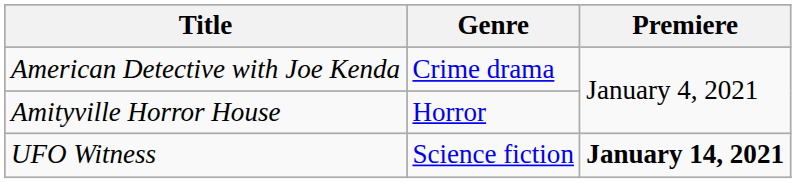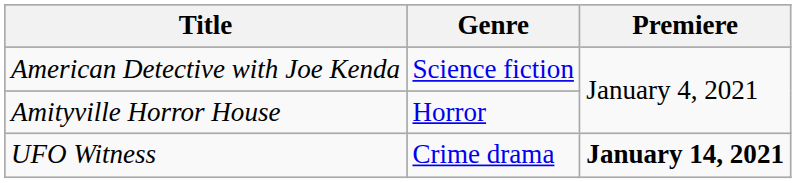(483, 68) Crime drama -> (493, 68) Science fiction
(493, 154) Science fiction -> (483, 154) Crime drama
